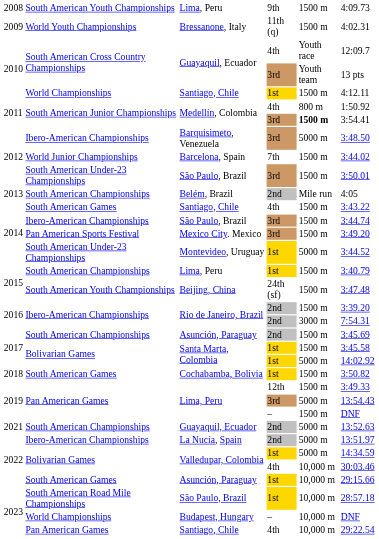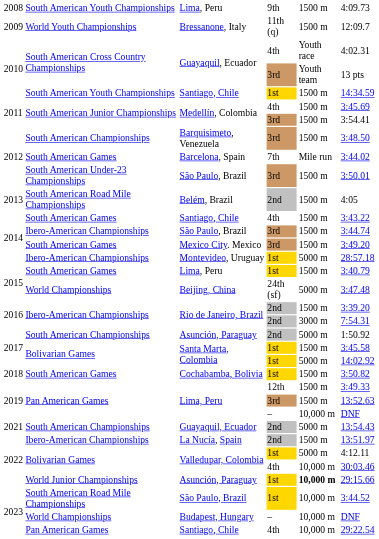(355, 26) 4:02.31 -> (355, 26) 12:09.7
(355, 51) 12:09.7 -> (355, 51) 4:02.31
(68, 93) World Championships -> (100, 93) South American Youth Championships
(355, 93) 4:12.11 -> (358, 93) 14:34.59
(311, 106) 800 m -> (313, 106) 1500 m
(355, 106) 1:50.92 -> (355, 106) 3:45.69
(313, 120) bold -> (313, 120) normal
(87, 138) Ibero-American Championships -> (88, 138) South American Championships
(313, 138) 5000 m -> (313, 138) 1500 m
(82, 157) World Junior Championships -> (71, 157) South American Games
(313, 157) 1500 m -> (315, 157) Mile run
(88, 194) South American Championships -> (78, 199) South American Road Mile Championships
(315, 194) Mile run -> (313, 199) 1500 m
(82, 234) Pan American Sports Festival -> (71, 244) South American Games
(76, 252) South American Under-23 Championships -> (87, 258) Ibero-American Championships
(355, 252) 3:44.52 -> (358, 258) 28:57.18
(88, 271) South American Championships -> (71, 271) South American Games
(100, 289) South American Youth Championships -> (68, 289) World Championships
(313, 289) 1500 m -> (313, 289) 5000 m
(313, 334) 1500 m -> (313, 334) 5000 m
(355, 334) 3:45.69 -> (355, 334) 1:50.92
(313, 400) 5000 m -> (313, 400) 1500 m
(358, 400) 13:54.43 -> (358, 400) 13:52.63
(313, 414) 1500 m -> (317, 414) 10,000 m
(358, 427) 13:52.63 -> (358, 427) 13:54.43
(313, 440) 5000 m -> (313, 440) 1500 m
(358, 453) 14:34.59 -> (355, 453) 4:12.11
(71, 480) South American Games -> (82, 480) World Junior Championships
(317, 480) normal -> (317, 480) bold
(358, 498) 28:57.18 -> (355, 498) 3:44.52
